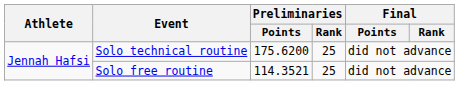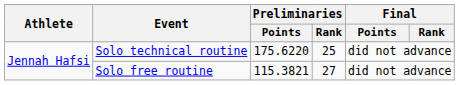(281, 51) 175.6200 -> (281, 51) 175.6220
(281, 70) 114.3521 -> (281, 70) 115.3821
(329, 70) 25 -> (329, 70) 27
